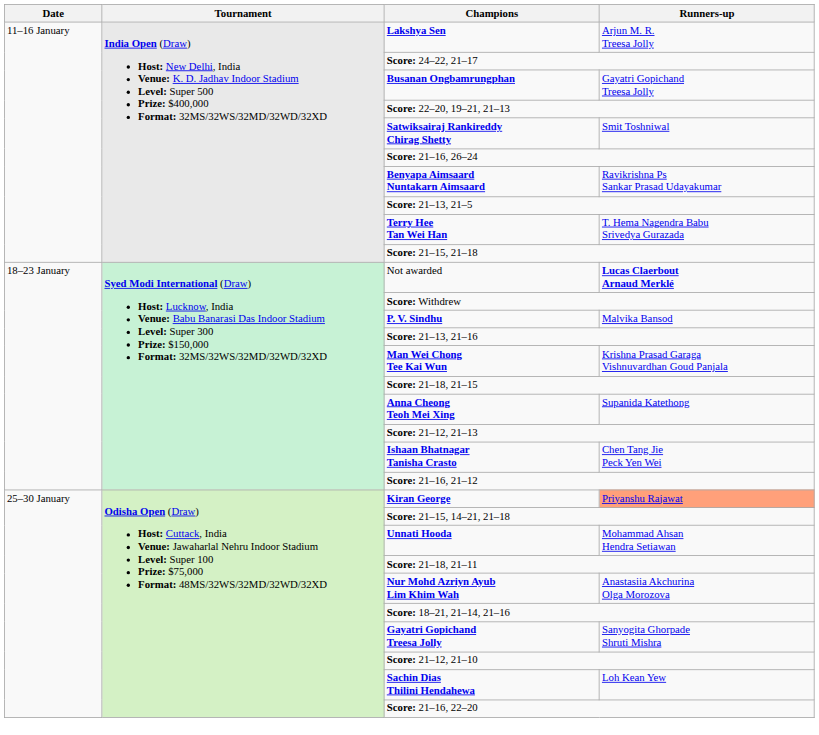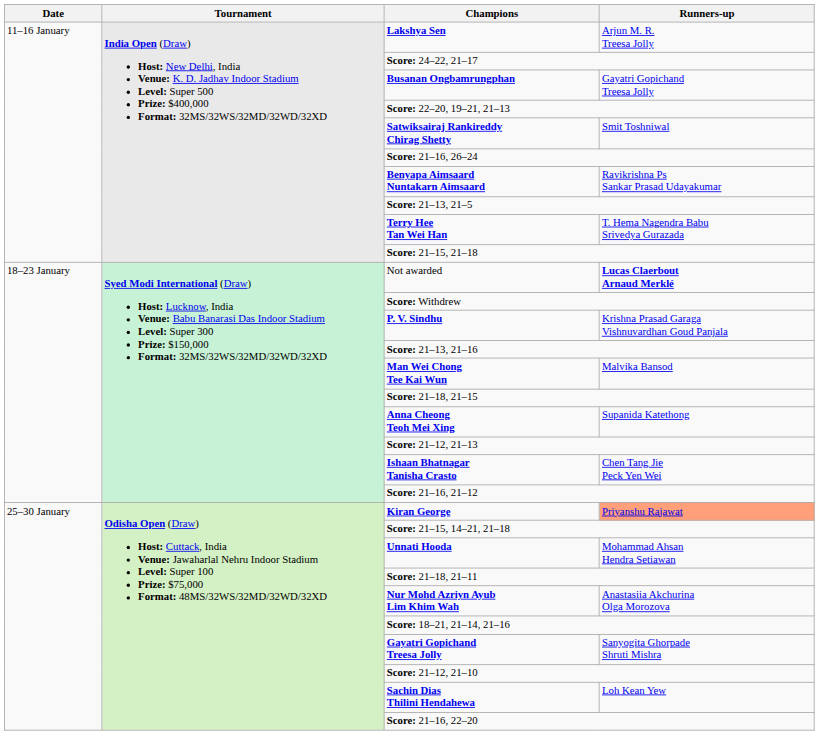(637, 319) Malvika Bansod -> (665, 325) Krishna Prasad Garaga Vishnuvardhan Goud Panjala
(665, 360) Krishna Prasad Garaga Vishnuvardhan Goud Panjala -> (637, 367) Malvika Bansod
